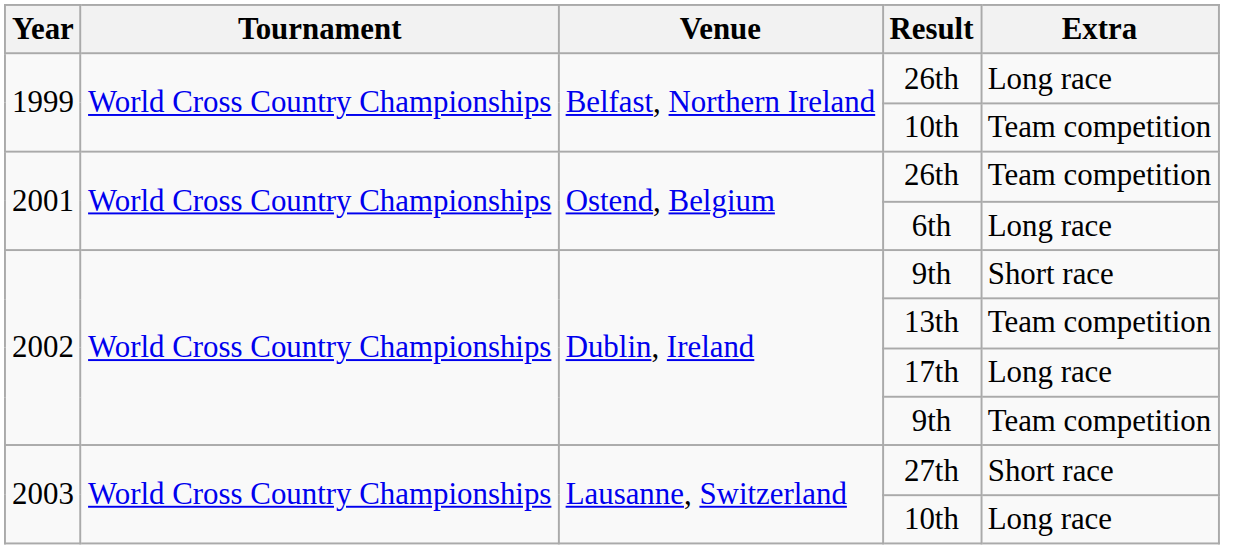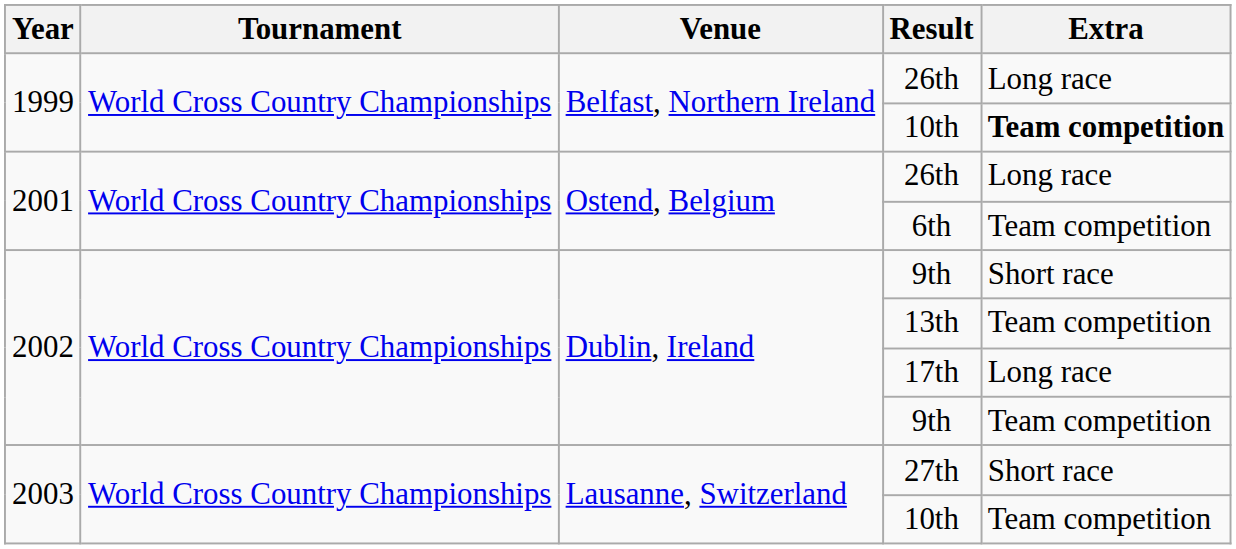(1099, 126) normal -> (1106, 126) bold
(1099, 175) Team competition -> (1050, 175) Long race
(1050, 224) Long race -> (1099, 224) Team competition
(1050, 518) Long race -> (1099, 518) Team competition
